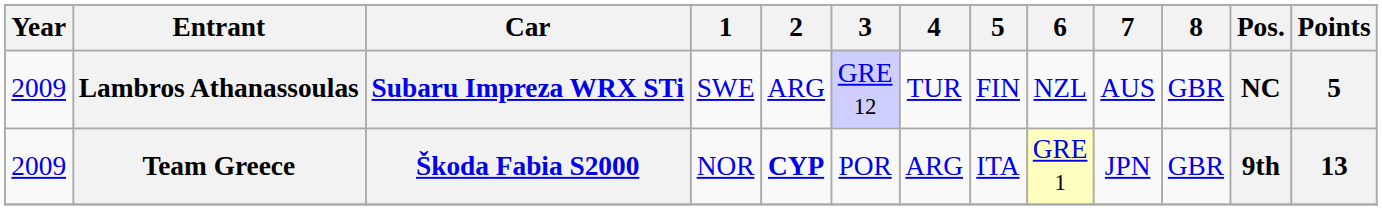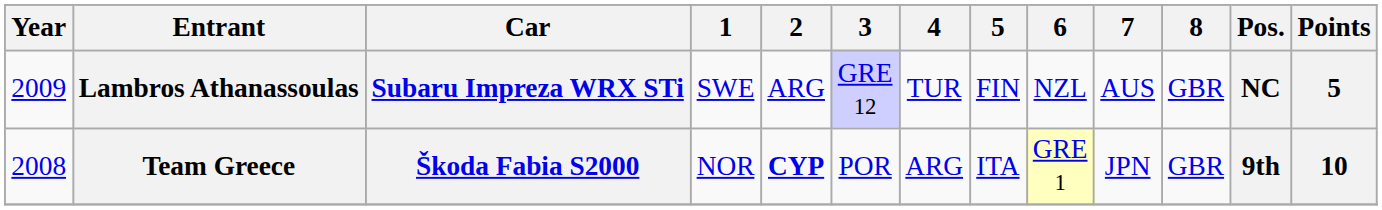(39, 166) 2009 -> (39, 166) 2008
(1334, 166) 13 -> (1334, 166) 10
